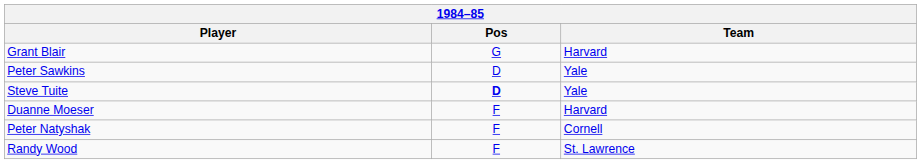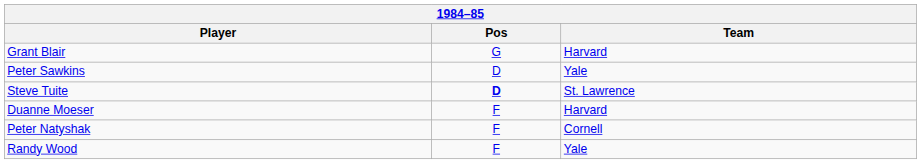(576, 91) Yale -> (599, 91) St. Lawrence
(599, 149) St. Lawrence -> (576, 149) Yale
